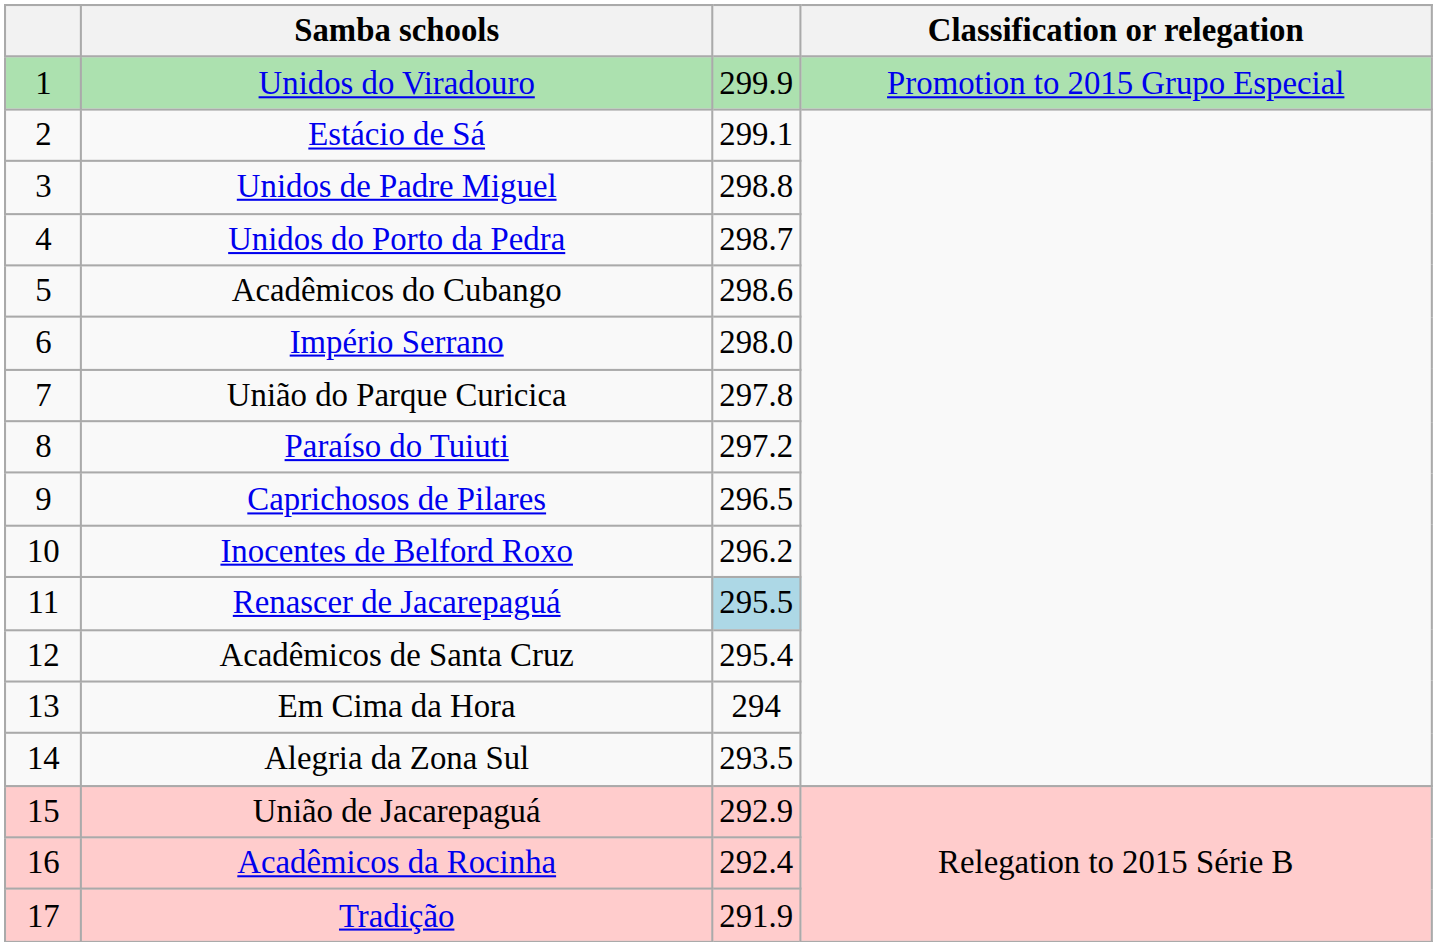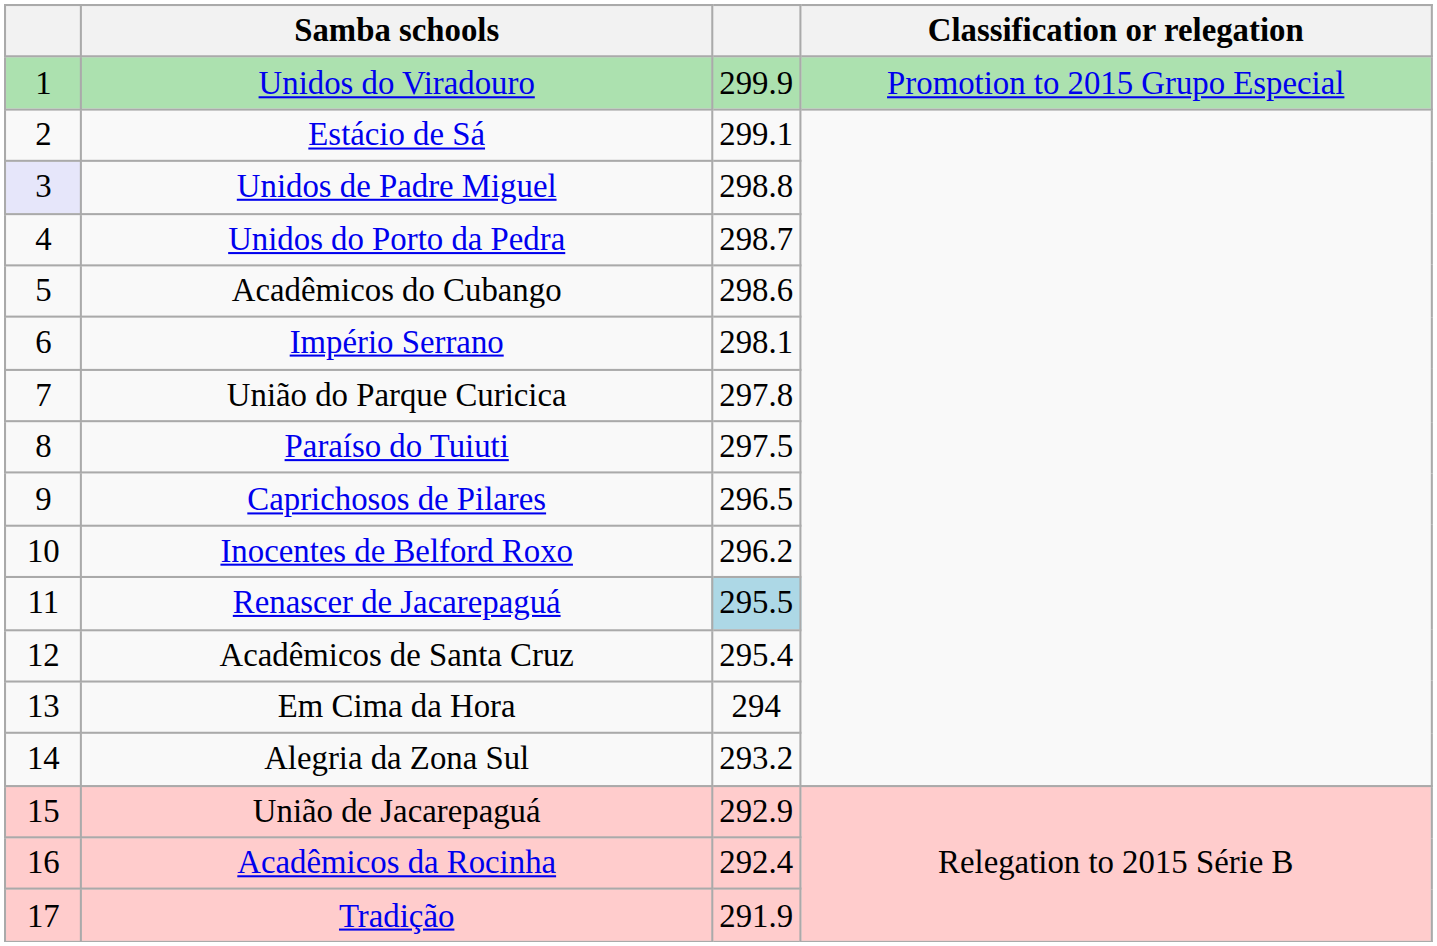(43, 186) no background -> (43, 186) lavender background
(756, 342) 298.0 -> (756, 342) 298.1
(756, 446) 297.2 -> (756, 446) 297.5
(756, 758) 293.5 -> (756, 758) 293.2
